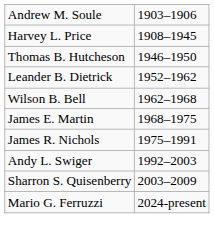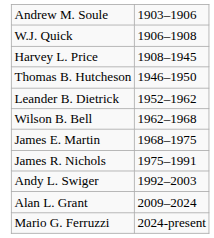+ row: (44, 35)
- row: (70, 181)
+ row: (51, 202)
